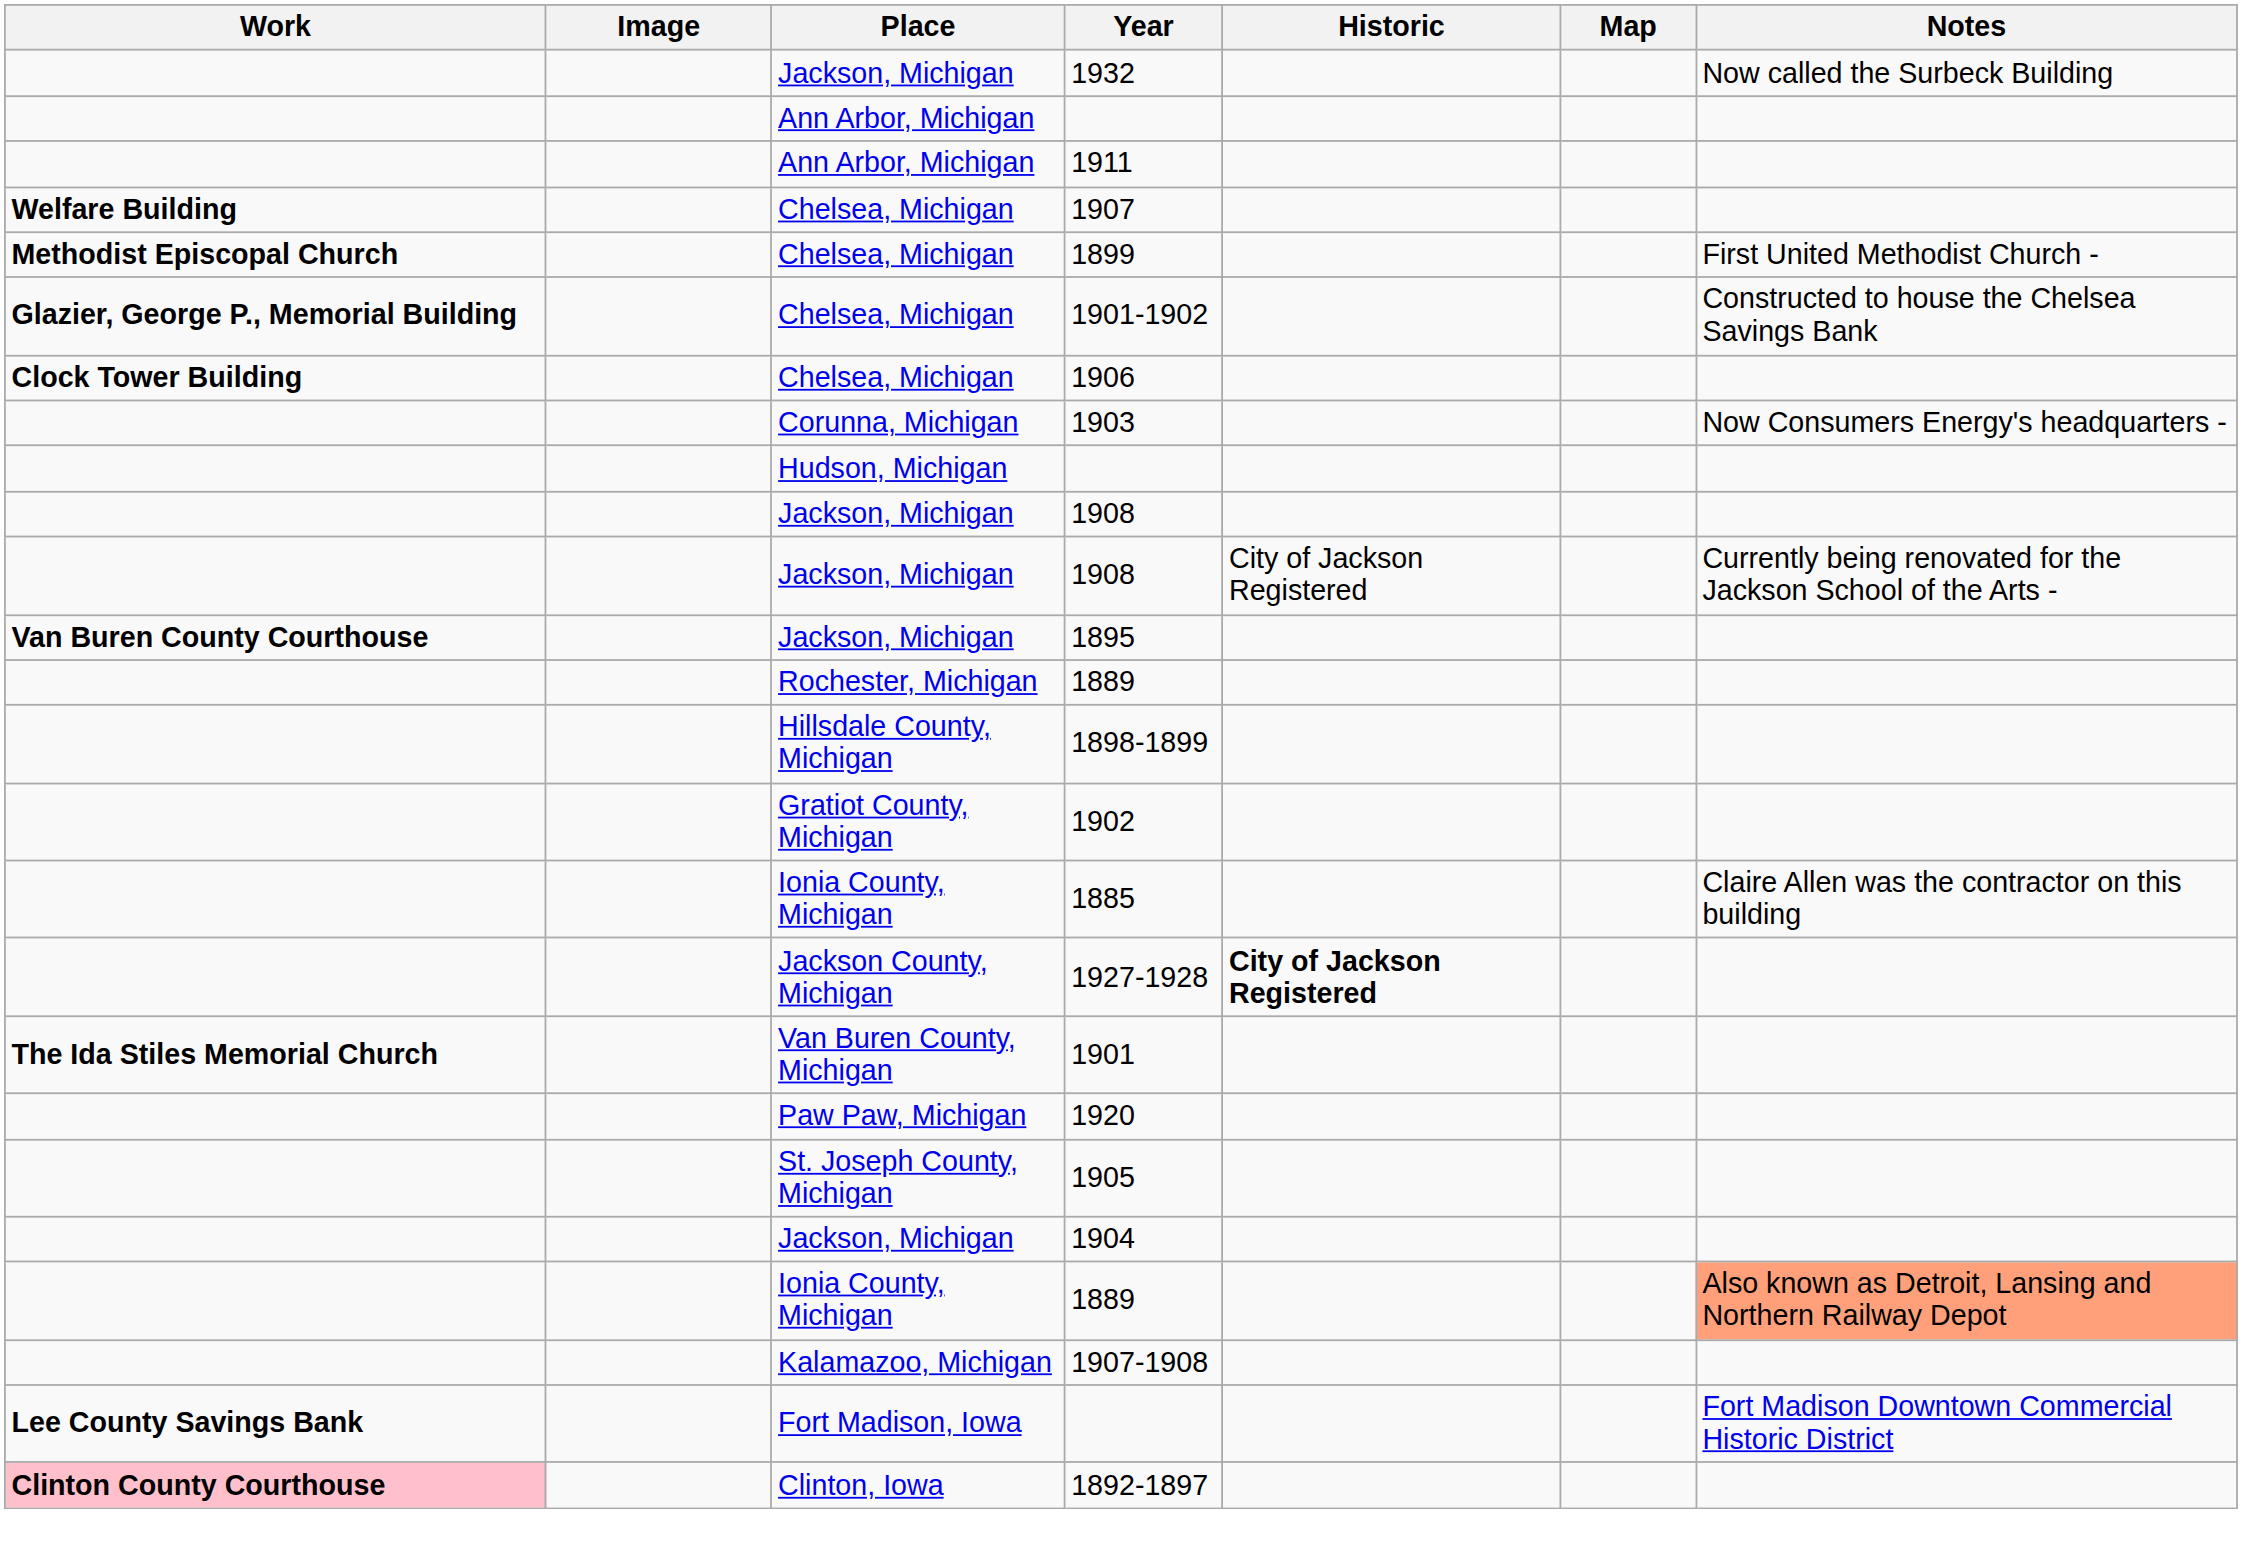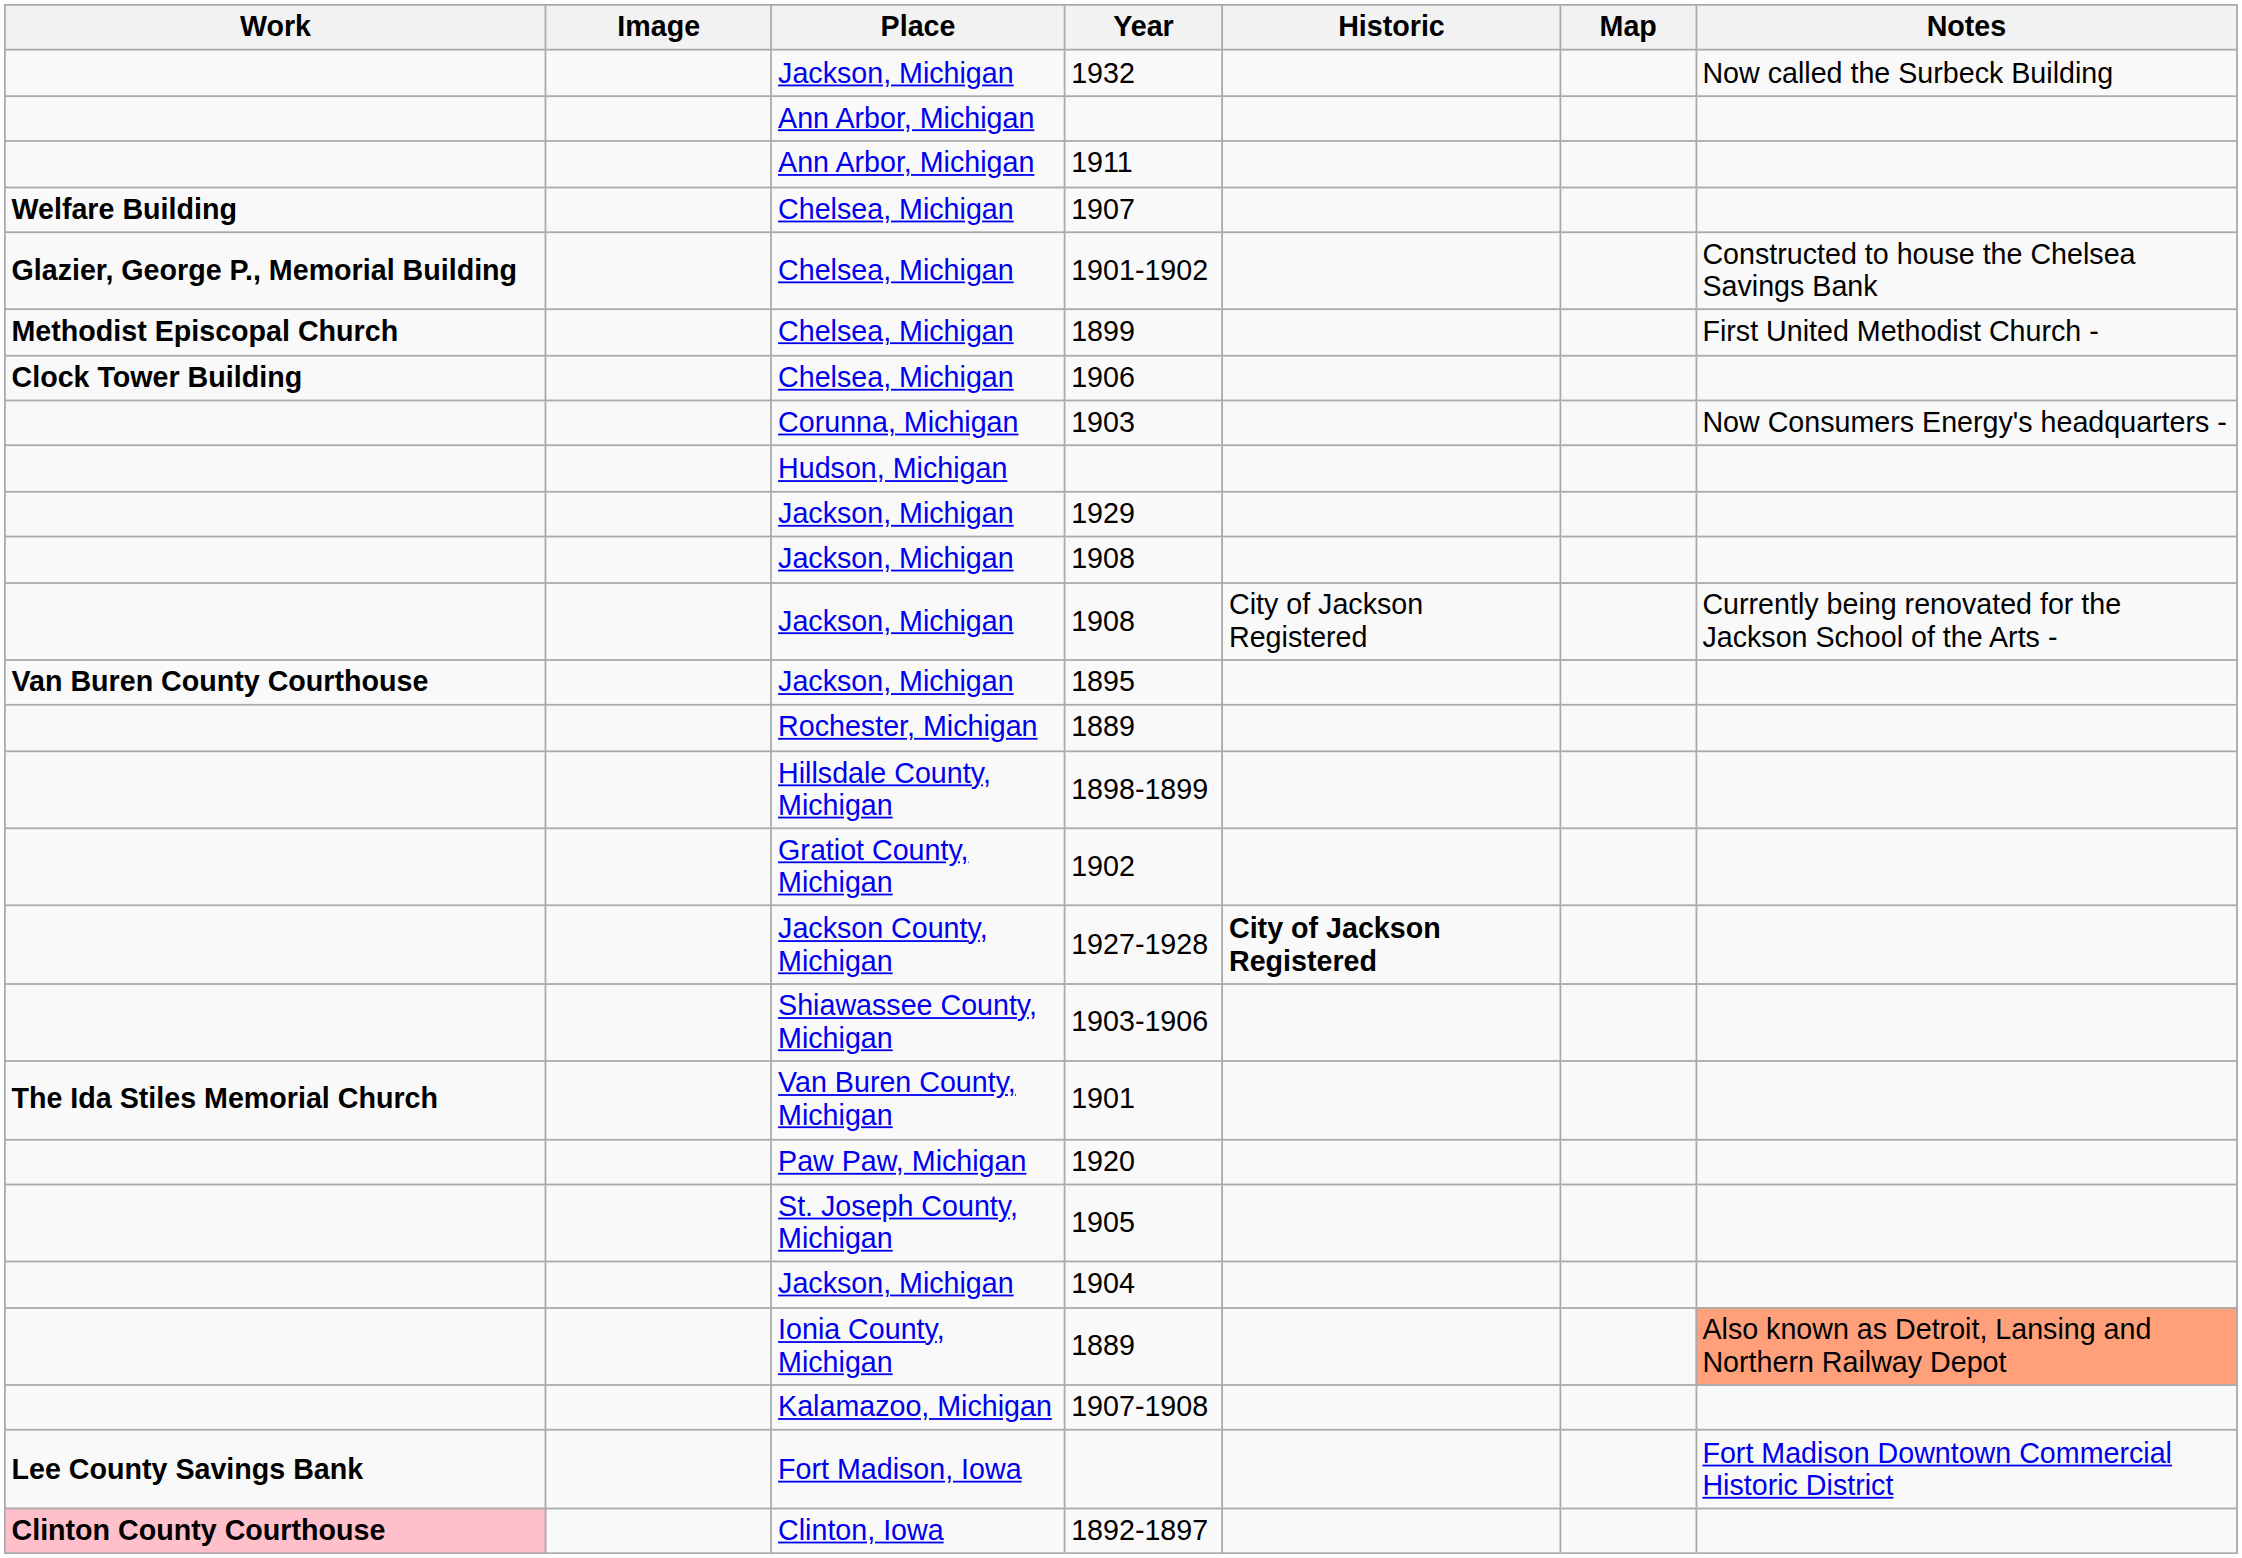rows swapped: (896, 315) <-> (896, 254)
+ row: (896, 513)
- row: (861, 898)
+ row: (908, 1022)
